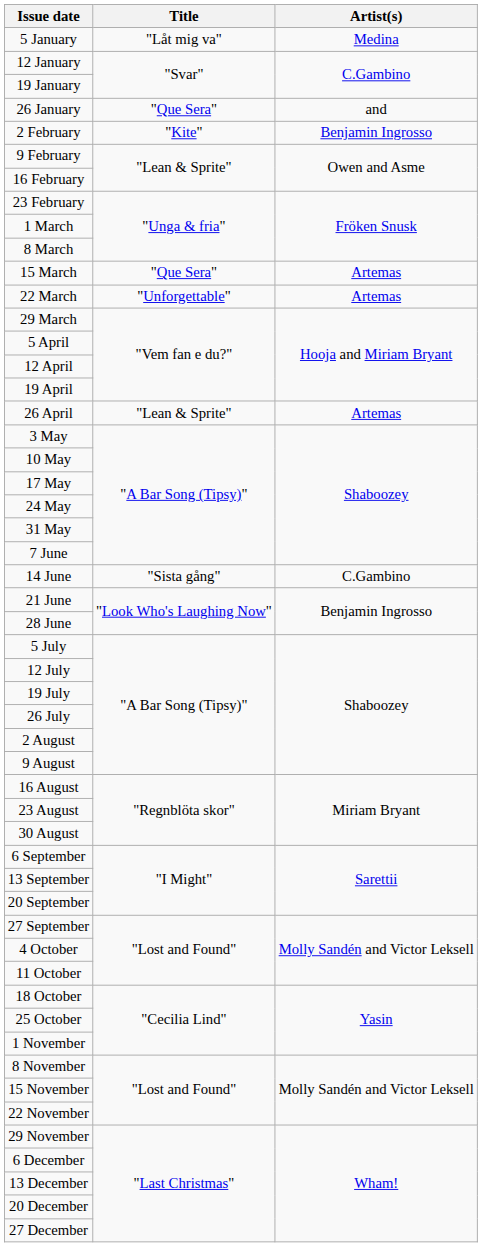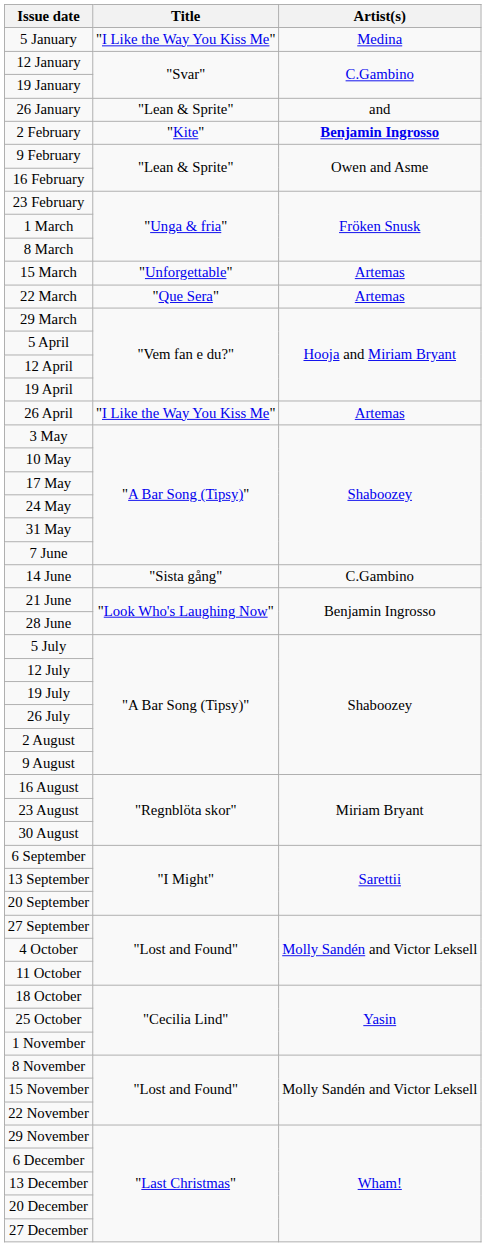(184, 39) "Låt mig va" -> (186, 39) "I Like the Way You Kiss Me"
(184, 109) "Que Sera" -> (186, 109) "Lean & Sprite"
(376, 132) normal -> (380, 132) bold
(184, 272) "Que Sera" -> (186, 272) "Unforgettable"
(184, 296) "Unforgettable" -> (186, 296) "Que Sera"
(184, 413) "Lean & Sprite" -> (186, 413) "I Like the Way You Kiss Me"
